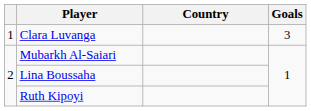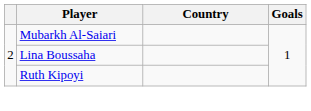- row: (58, 34)
